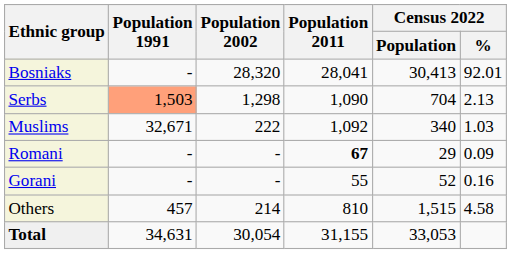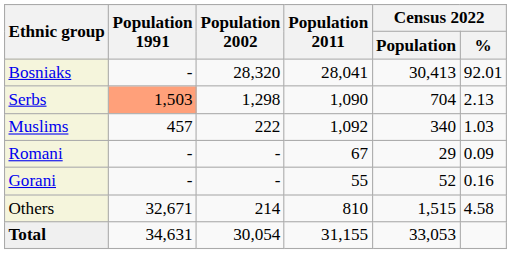(169, 126) 32,671 -> (180, 126) 457
(360, 153) bold -> (360, 153) normal
(180, 208) 457 -> (169, 208) 32,671
